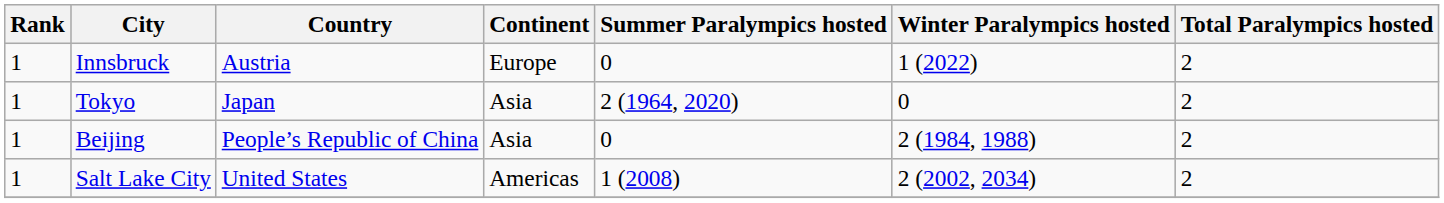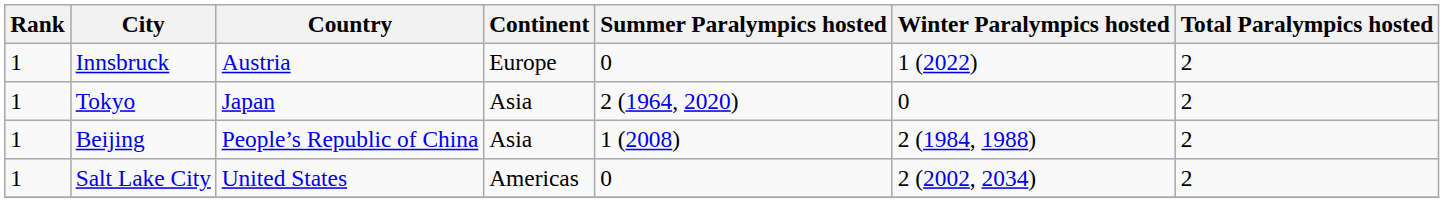(606, 139) 0 -> (640, 139) 1 (2008)
(640, 178) 1 (2008) -> (606, 178) 0
